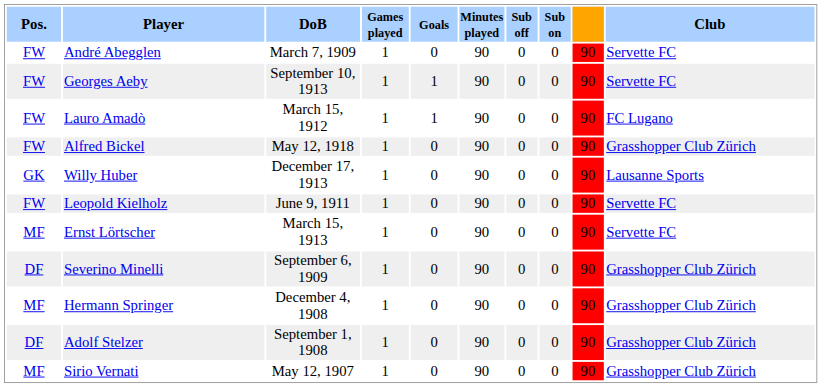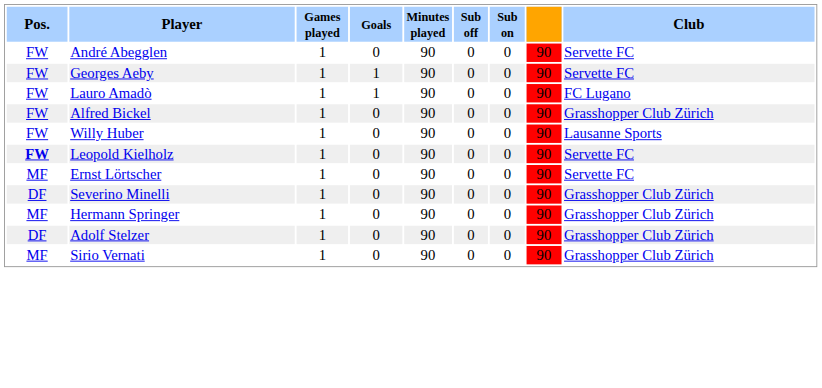- column: (313, 24)
(34, 175) GK -> (37, 133) FW
(34, 203) normal -> (37, 154) bold
